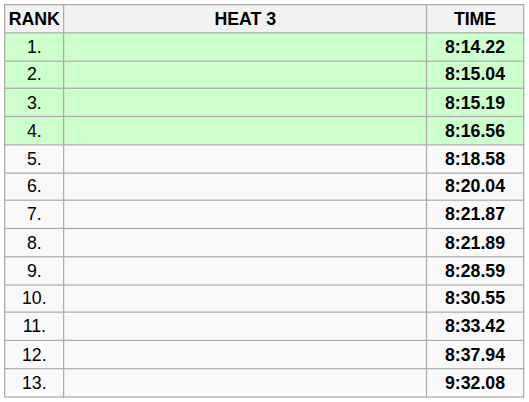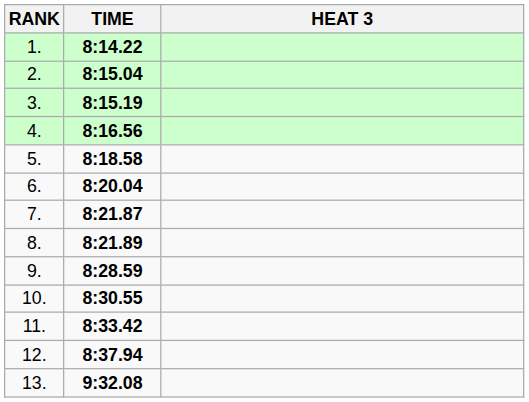columns swapped: (245, 19) <-> (475, 19)
